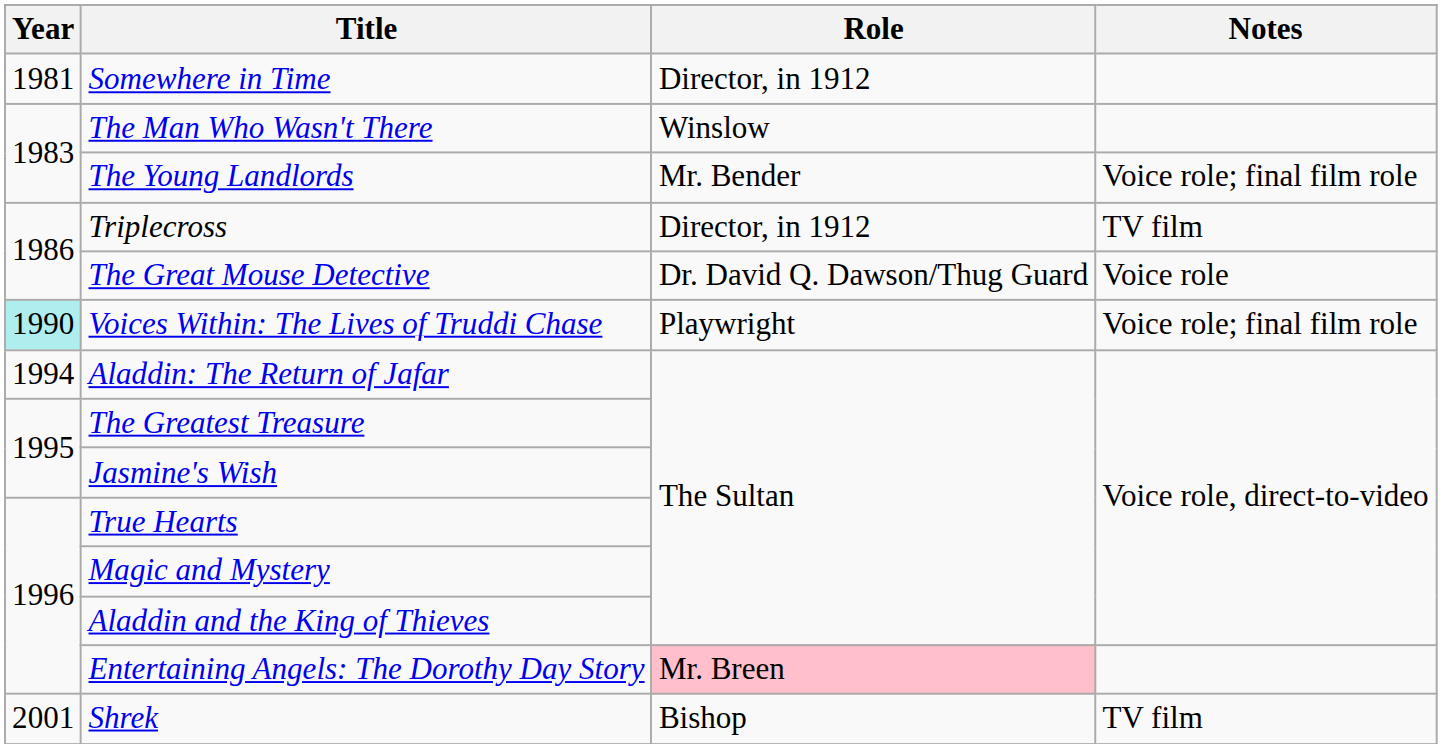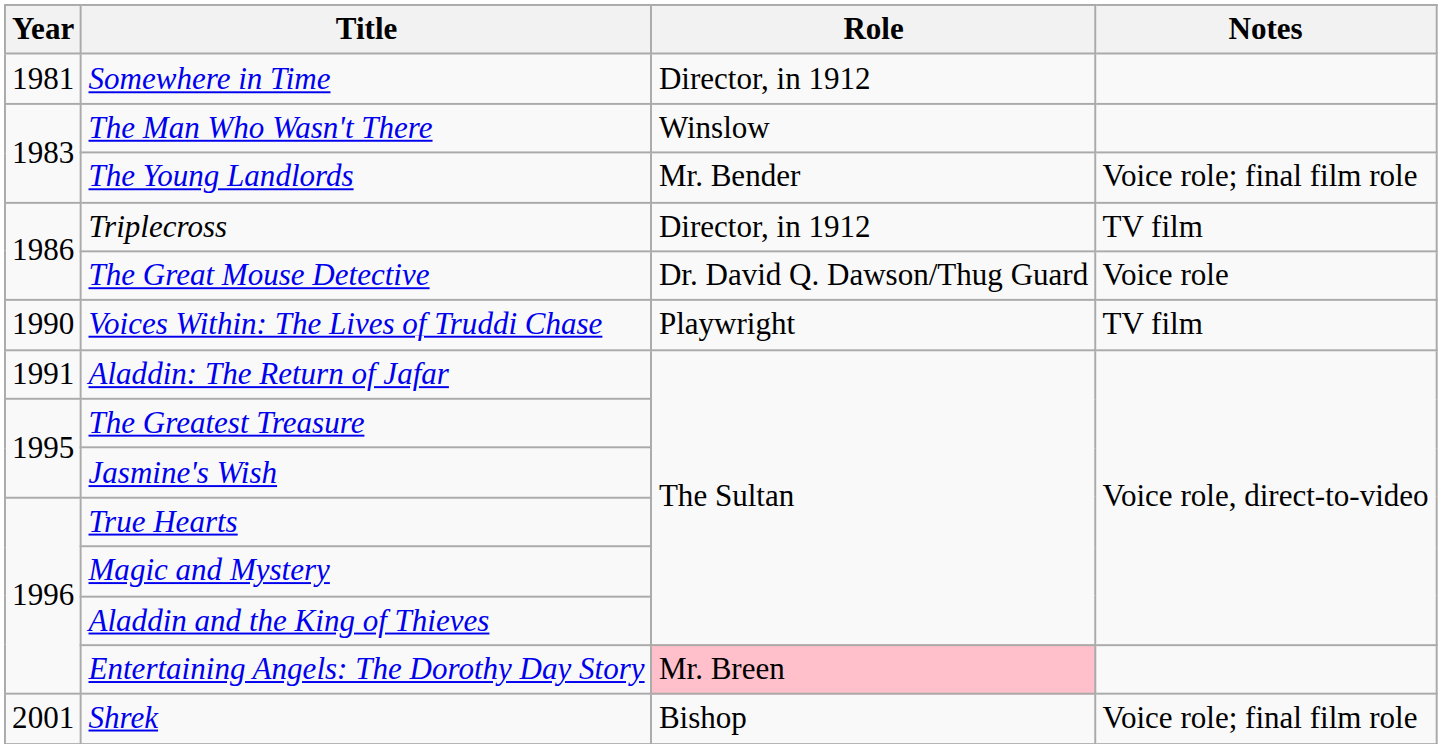(43, 324) paleturquoise background -> (43, 324) no background
(1260, 324) Voice role; final film role -> (1153, 324) TV film
(43, 373) 1994 -> (43, 373) 1991
(1153, 718) TV film -> (1260, 718) Voice role; final film role
